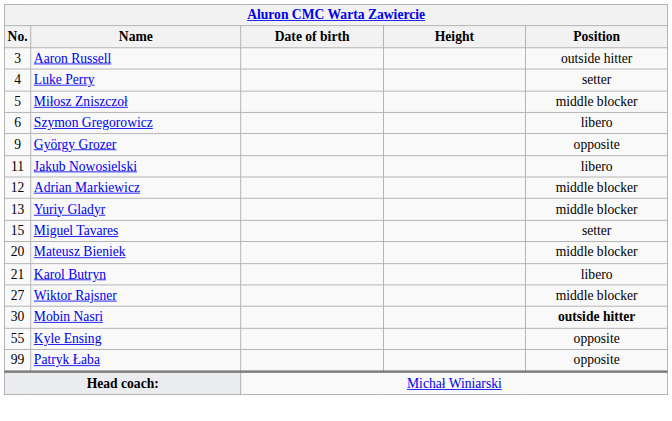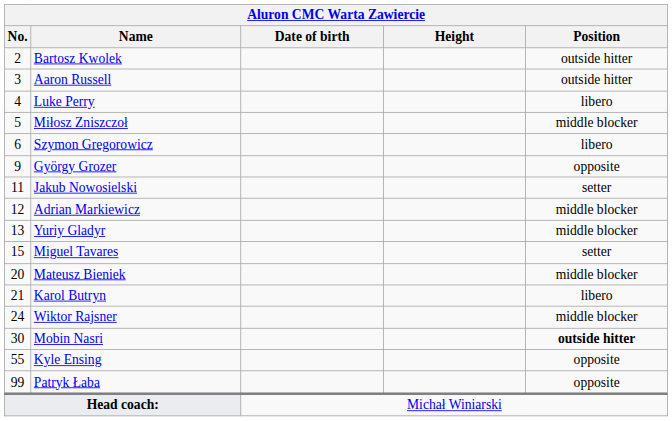+ row: (78, 58)
(597, 79) setter -> (597, 101) libero
(597, 166) libero -> (597, 187) setter
(18, 295) 27 -> (18, 317) 24
